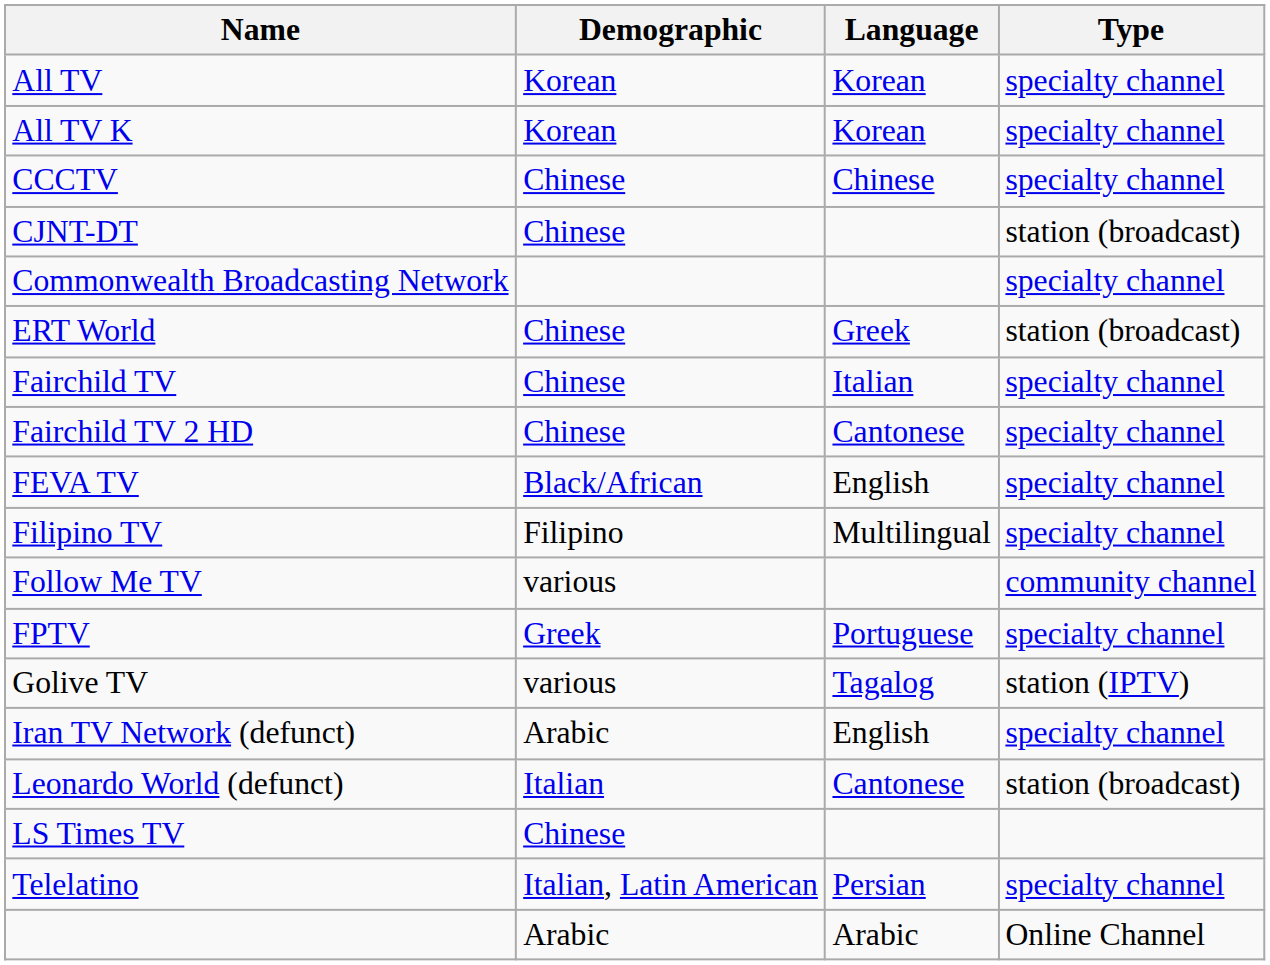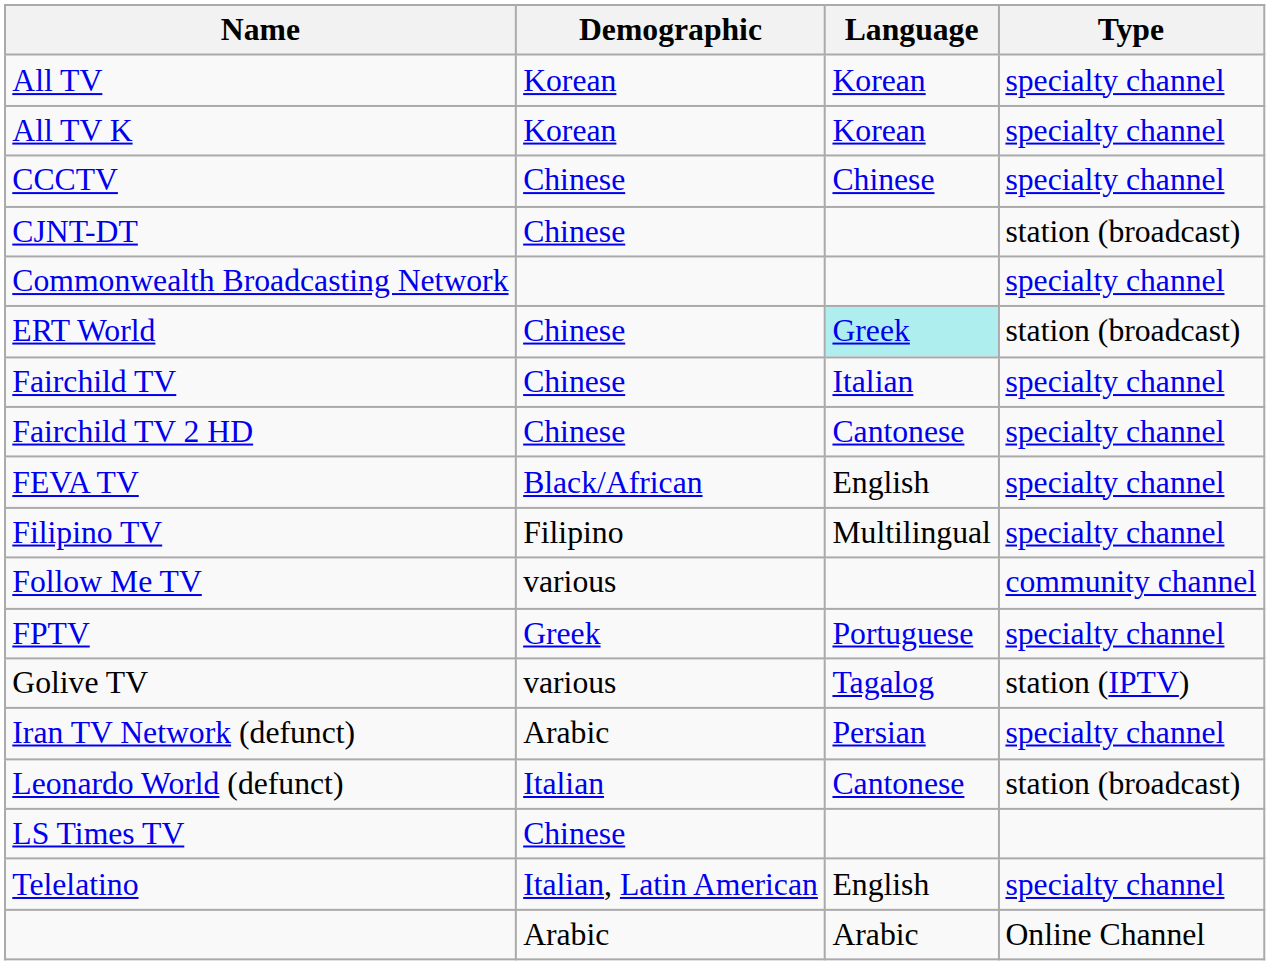(871, 331) no background -> (871, 331) paleturquoise background
(881, 733) English -> (879, 733) Persian
(879, 883) Persian -> (881, 883) English
